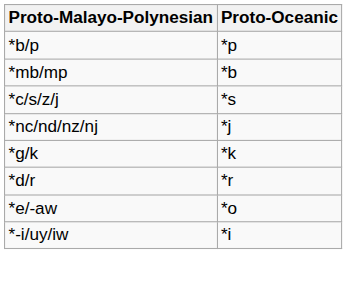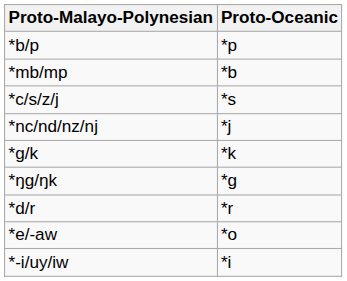+ row: (33, 180)
